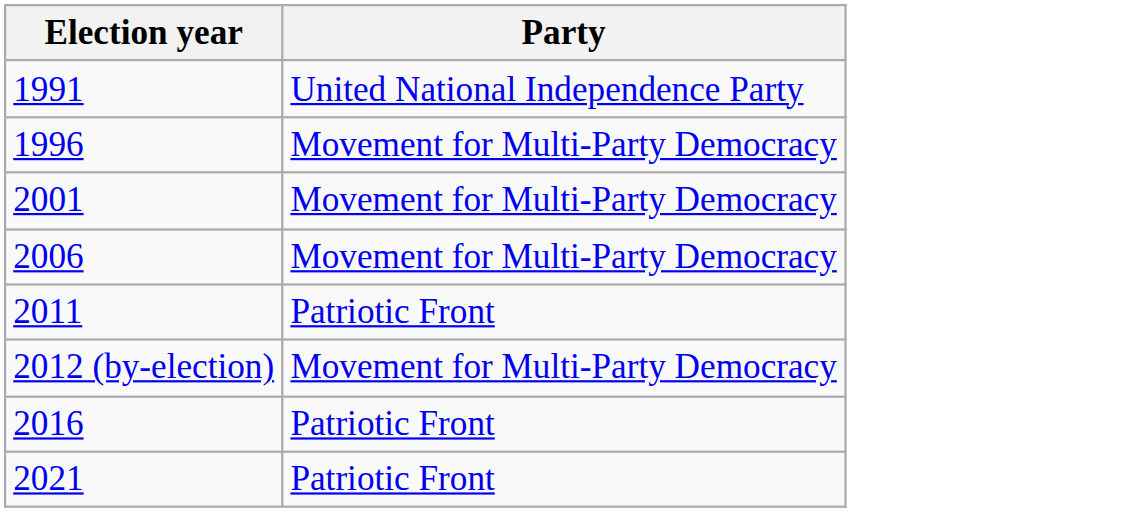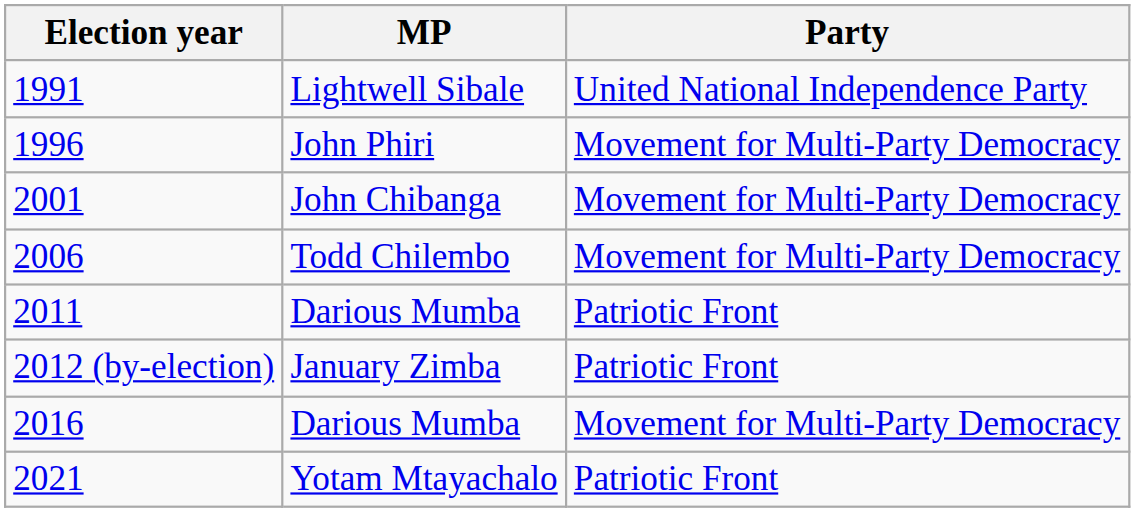+ column: (424, 32)
(564, 367) Movement for Multi-Party Democracy -> (676, 367) Patriotic Front
(393, 423) Patriotic Front -> (847, 423) Movement for Multi-Party Democracy
